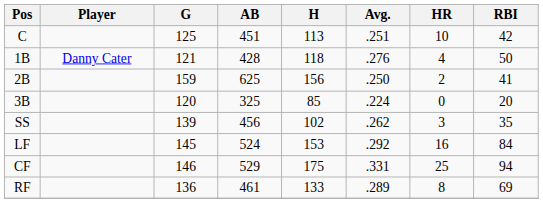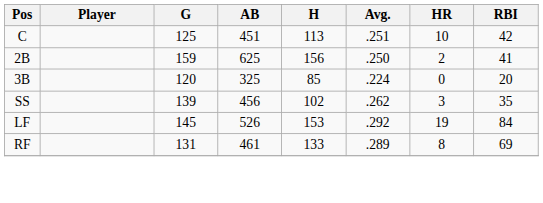- row: (22, 58)
(250, 144) 524 -> (250, 123) 526
(442, 144) 16 -> (442, 123) 19
- row: (22, 166)
(186, 187) 136 -> (186, 144) 131
